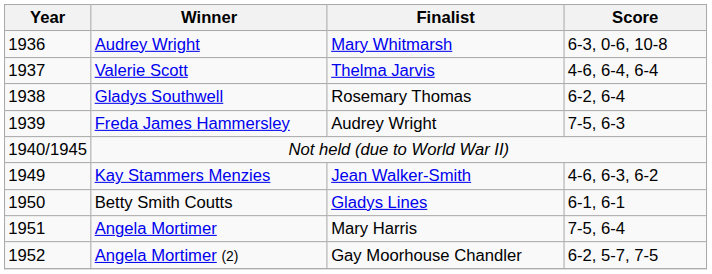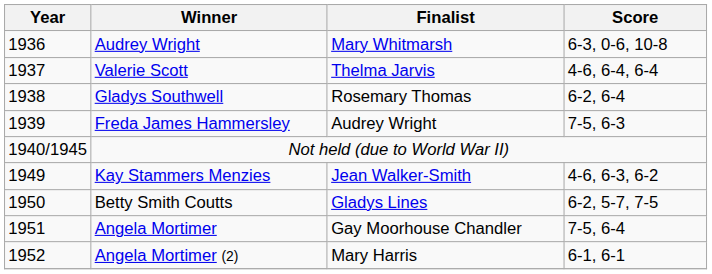(596, 202) 6-1, 6-1 -> (613, 202) 6-2, 5-7, 7-5
(374, 228) Mary Harris -> (426, 228) Gay Moorhouse Chandler
(426, 255) Gay Moorhouse Chandler -> (374, 255) Mary Harris
(613, 255) 6-2, 5-7, 7-5 -> (596, 255) 6-1, 6-1
